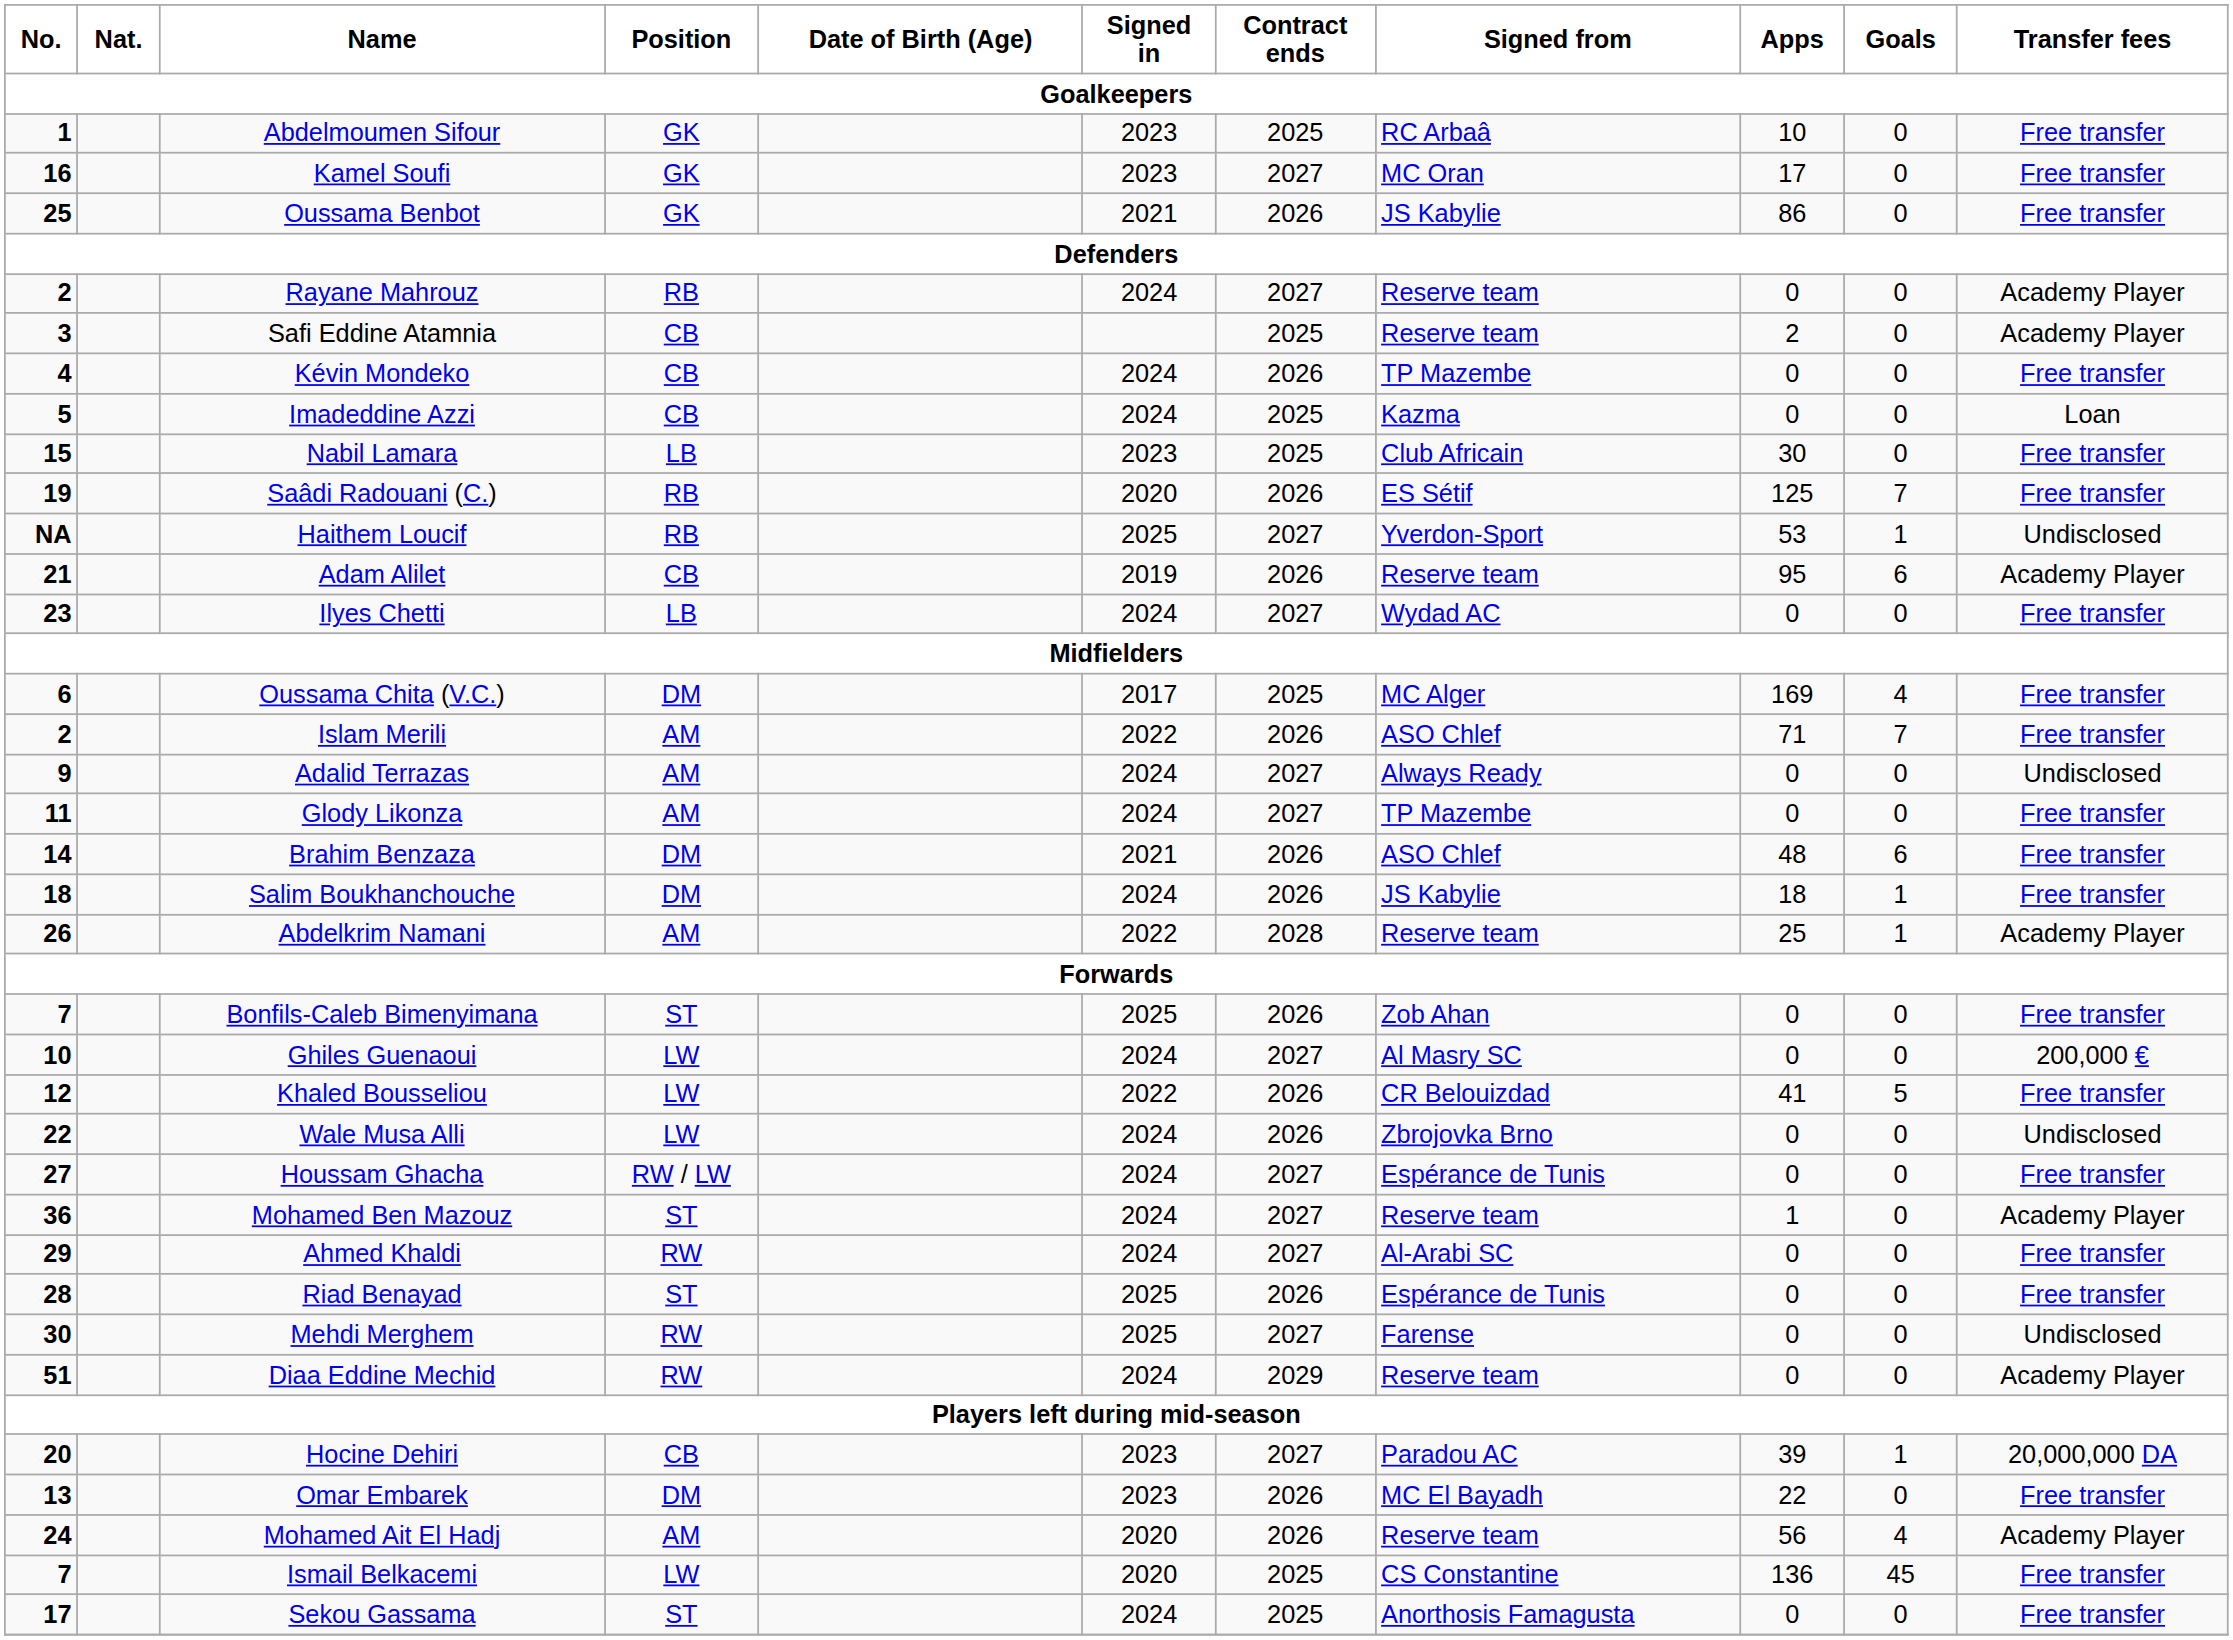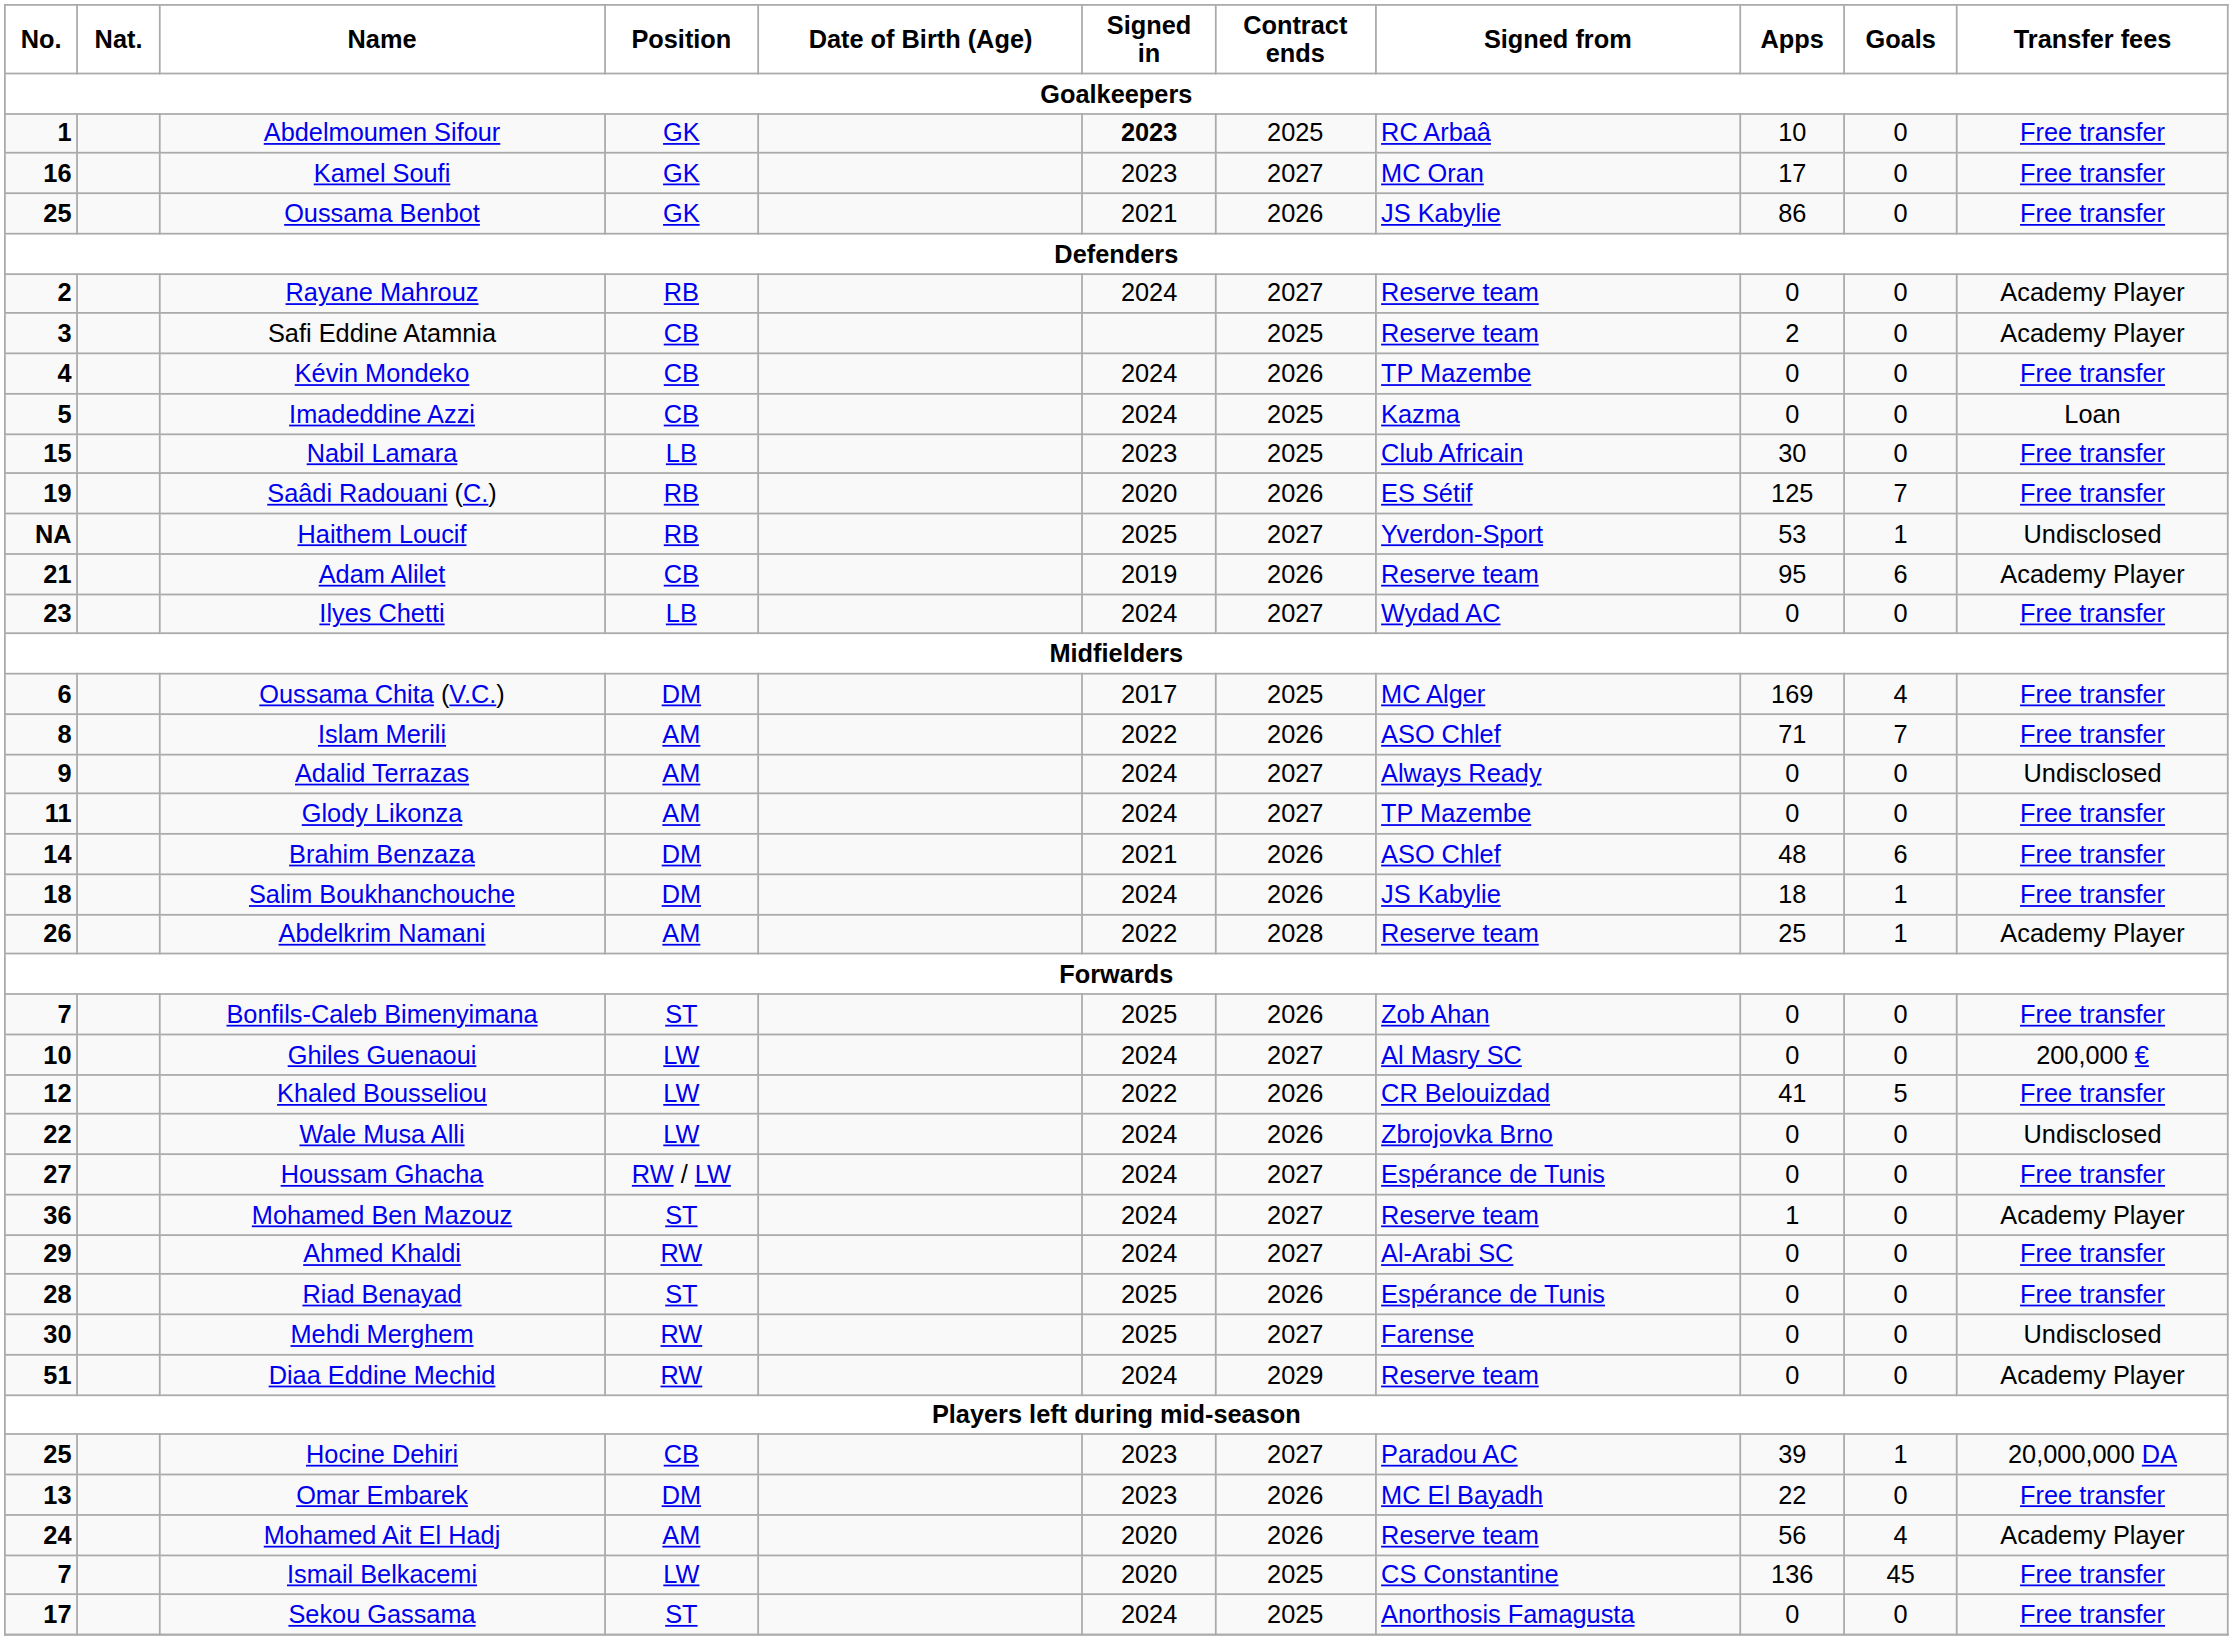(1149, 134) normal -> (1149, 134) bold
(64, 734) 2 -> (64, 734) 8
(57, 1455) 20 -> (57, 1455) 25
